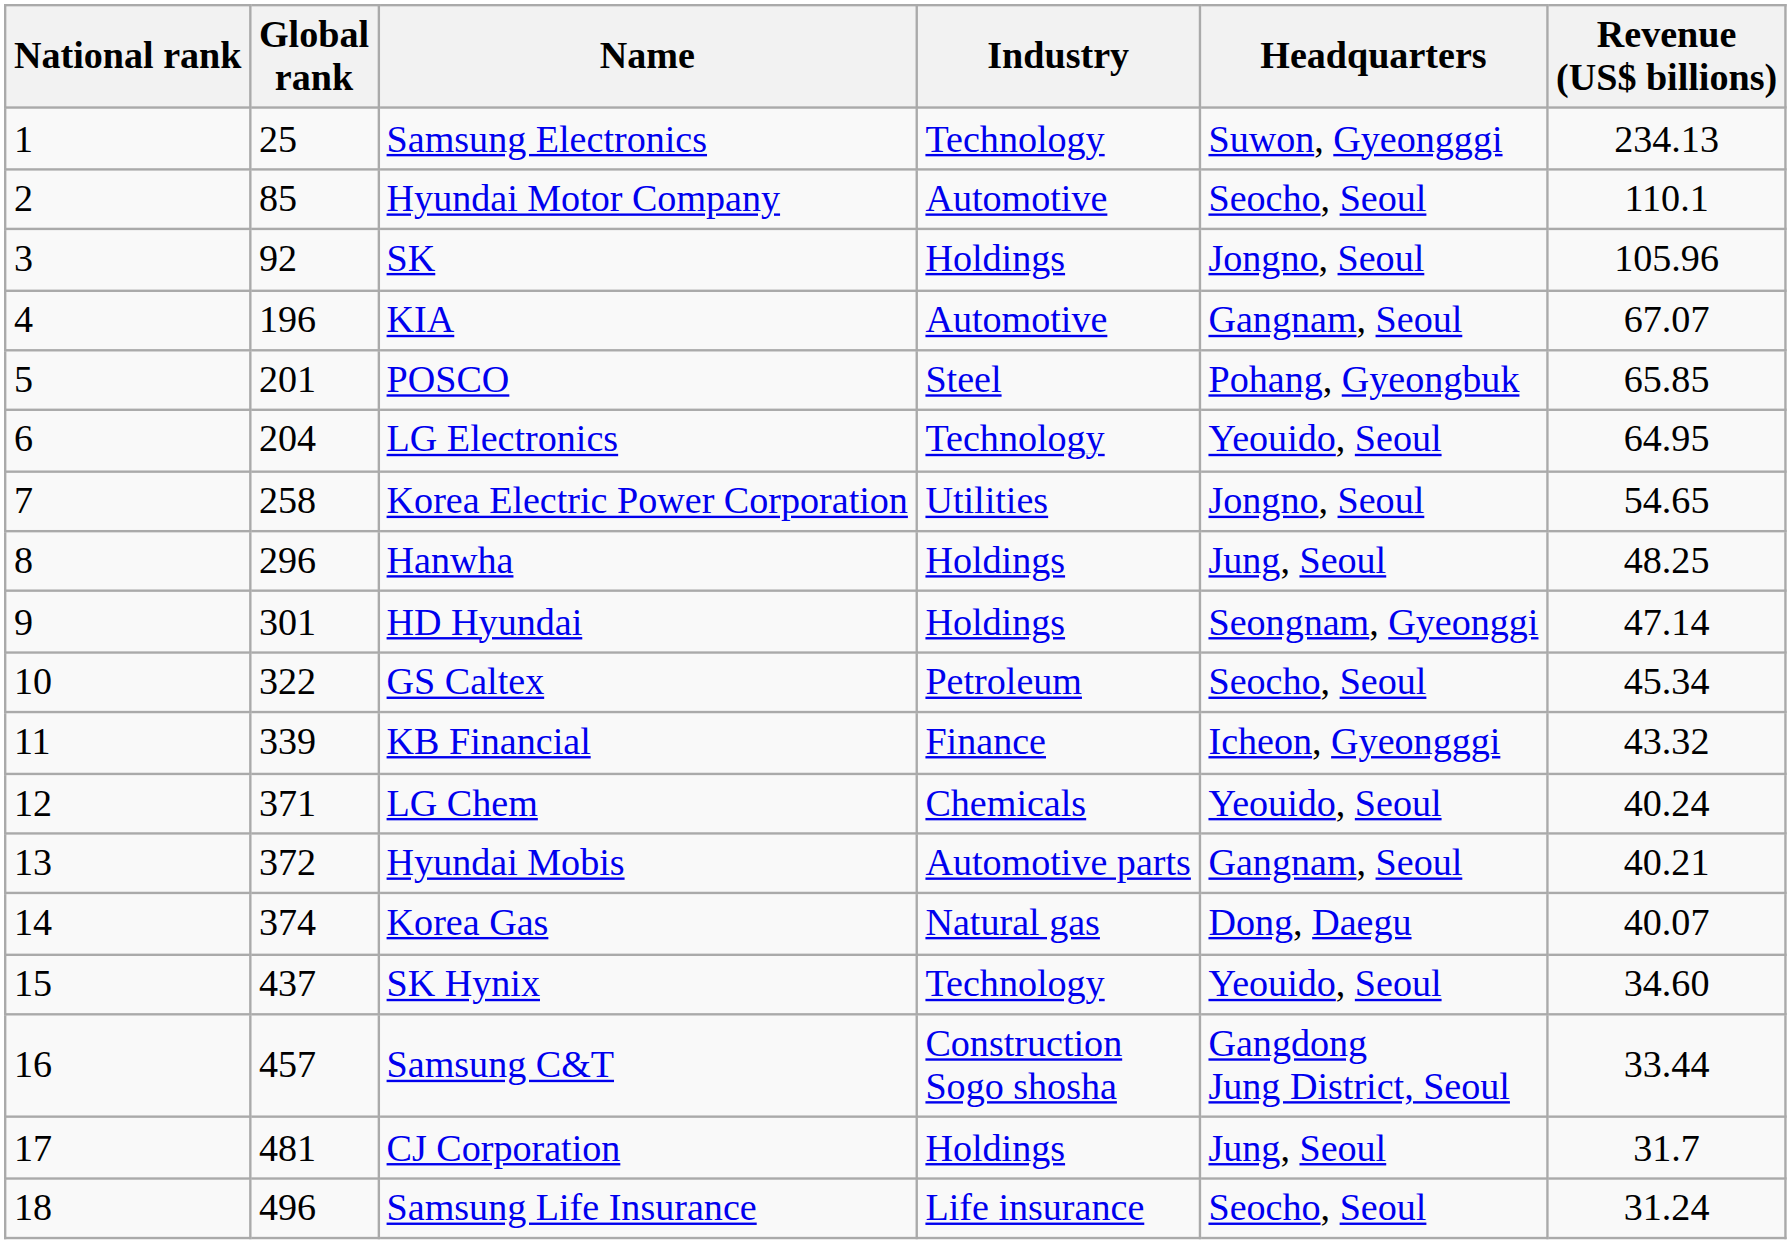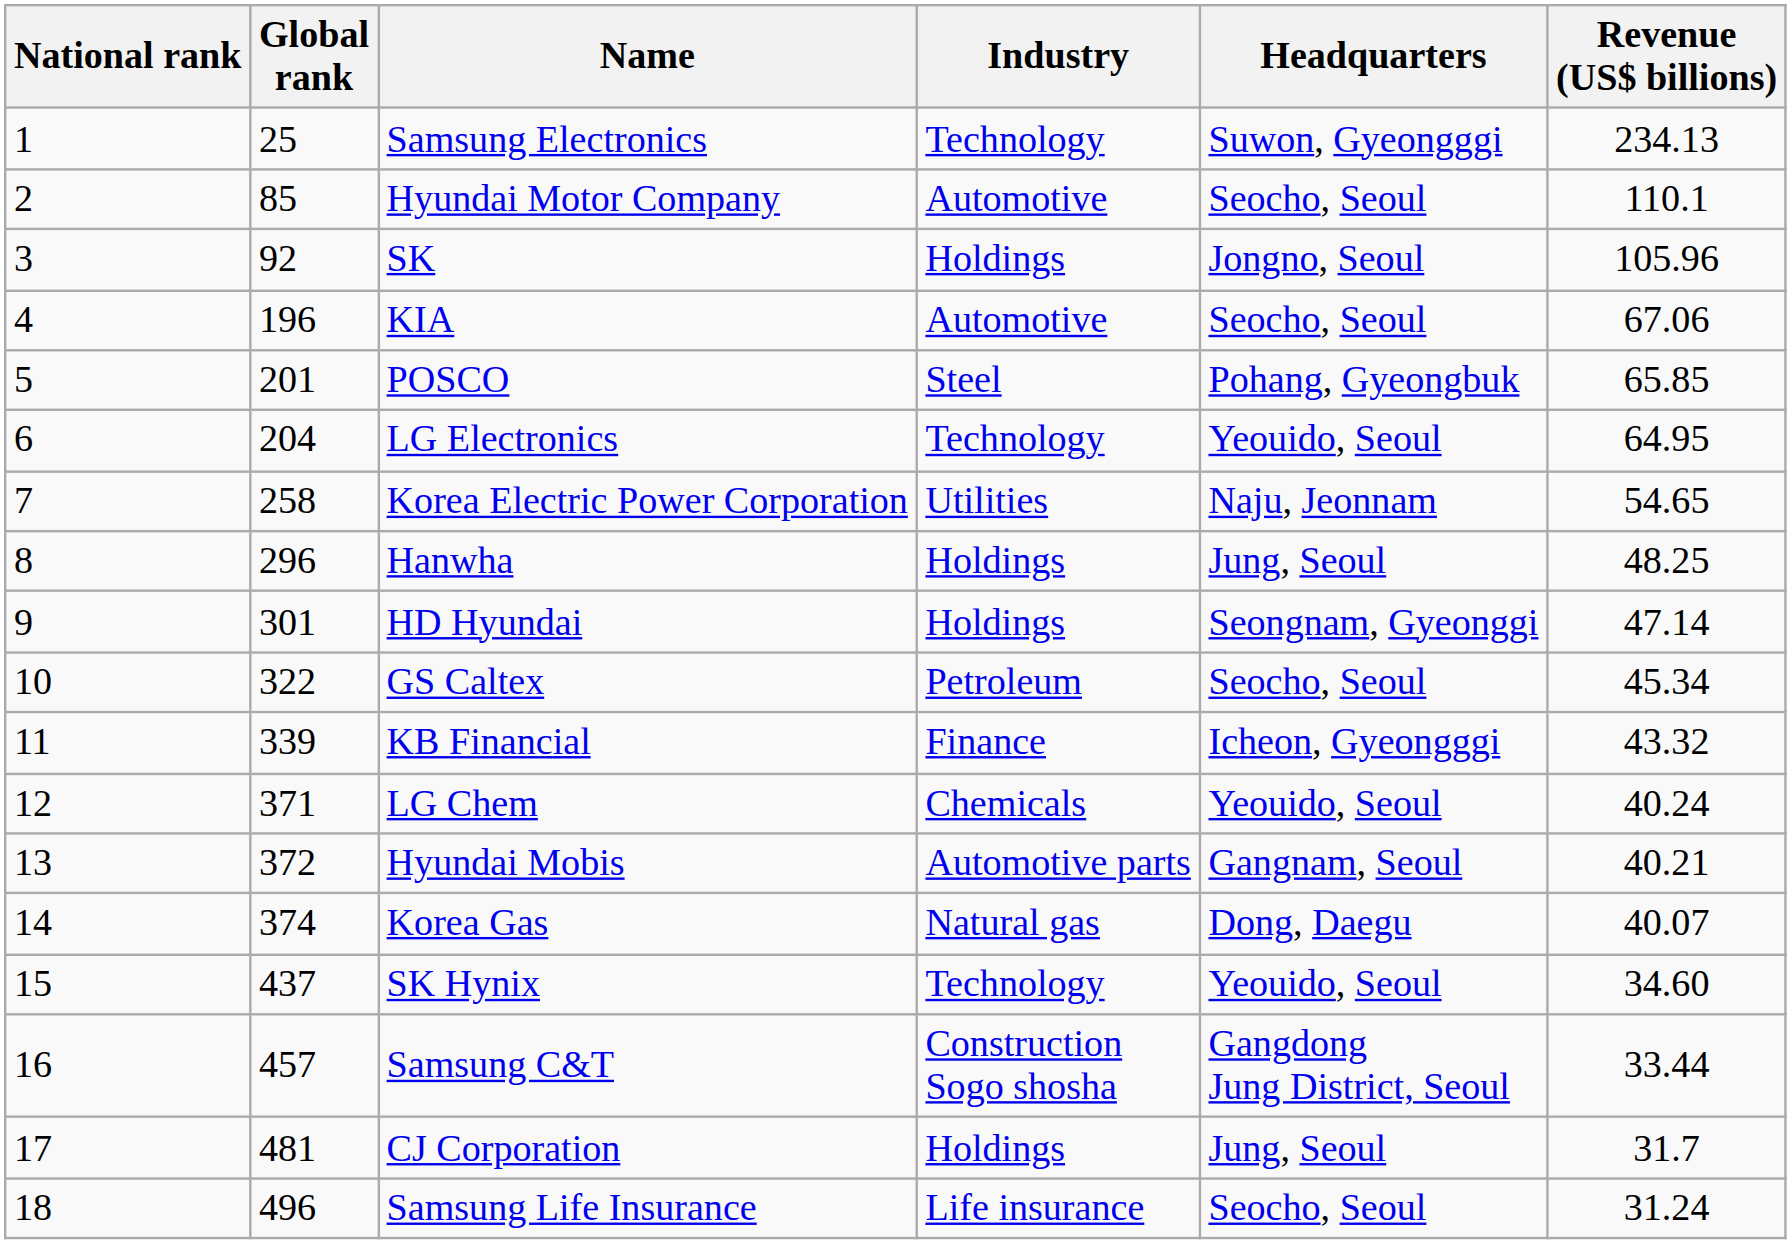(1335, 319) Gangnam, Seoul -> (1317, 319) Seocho, Seoul
(1667, 319) 67.07 -> (1667, 319) 67.06
(1316, 500) Jongno, Seoul -> (1323, 500) Naju, Jeonnam
